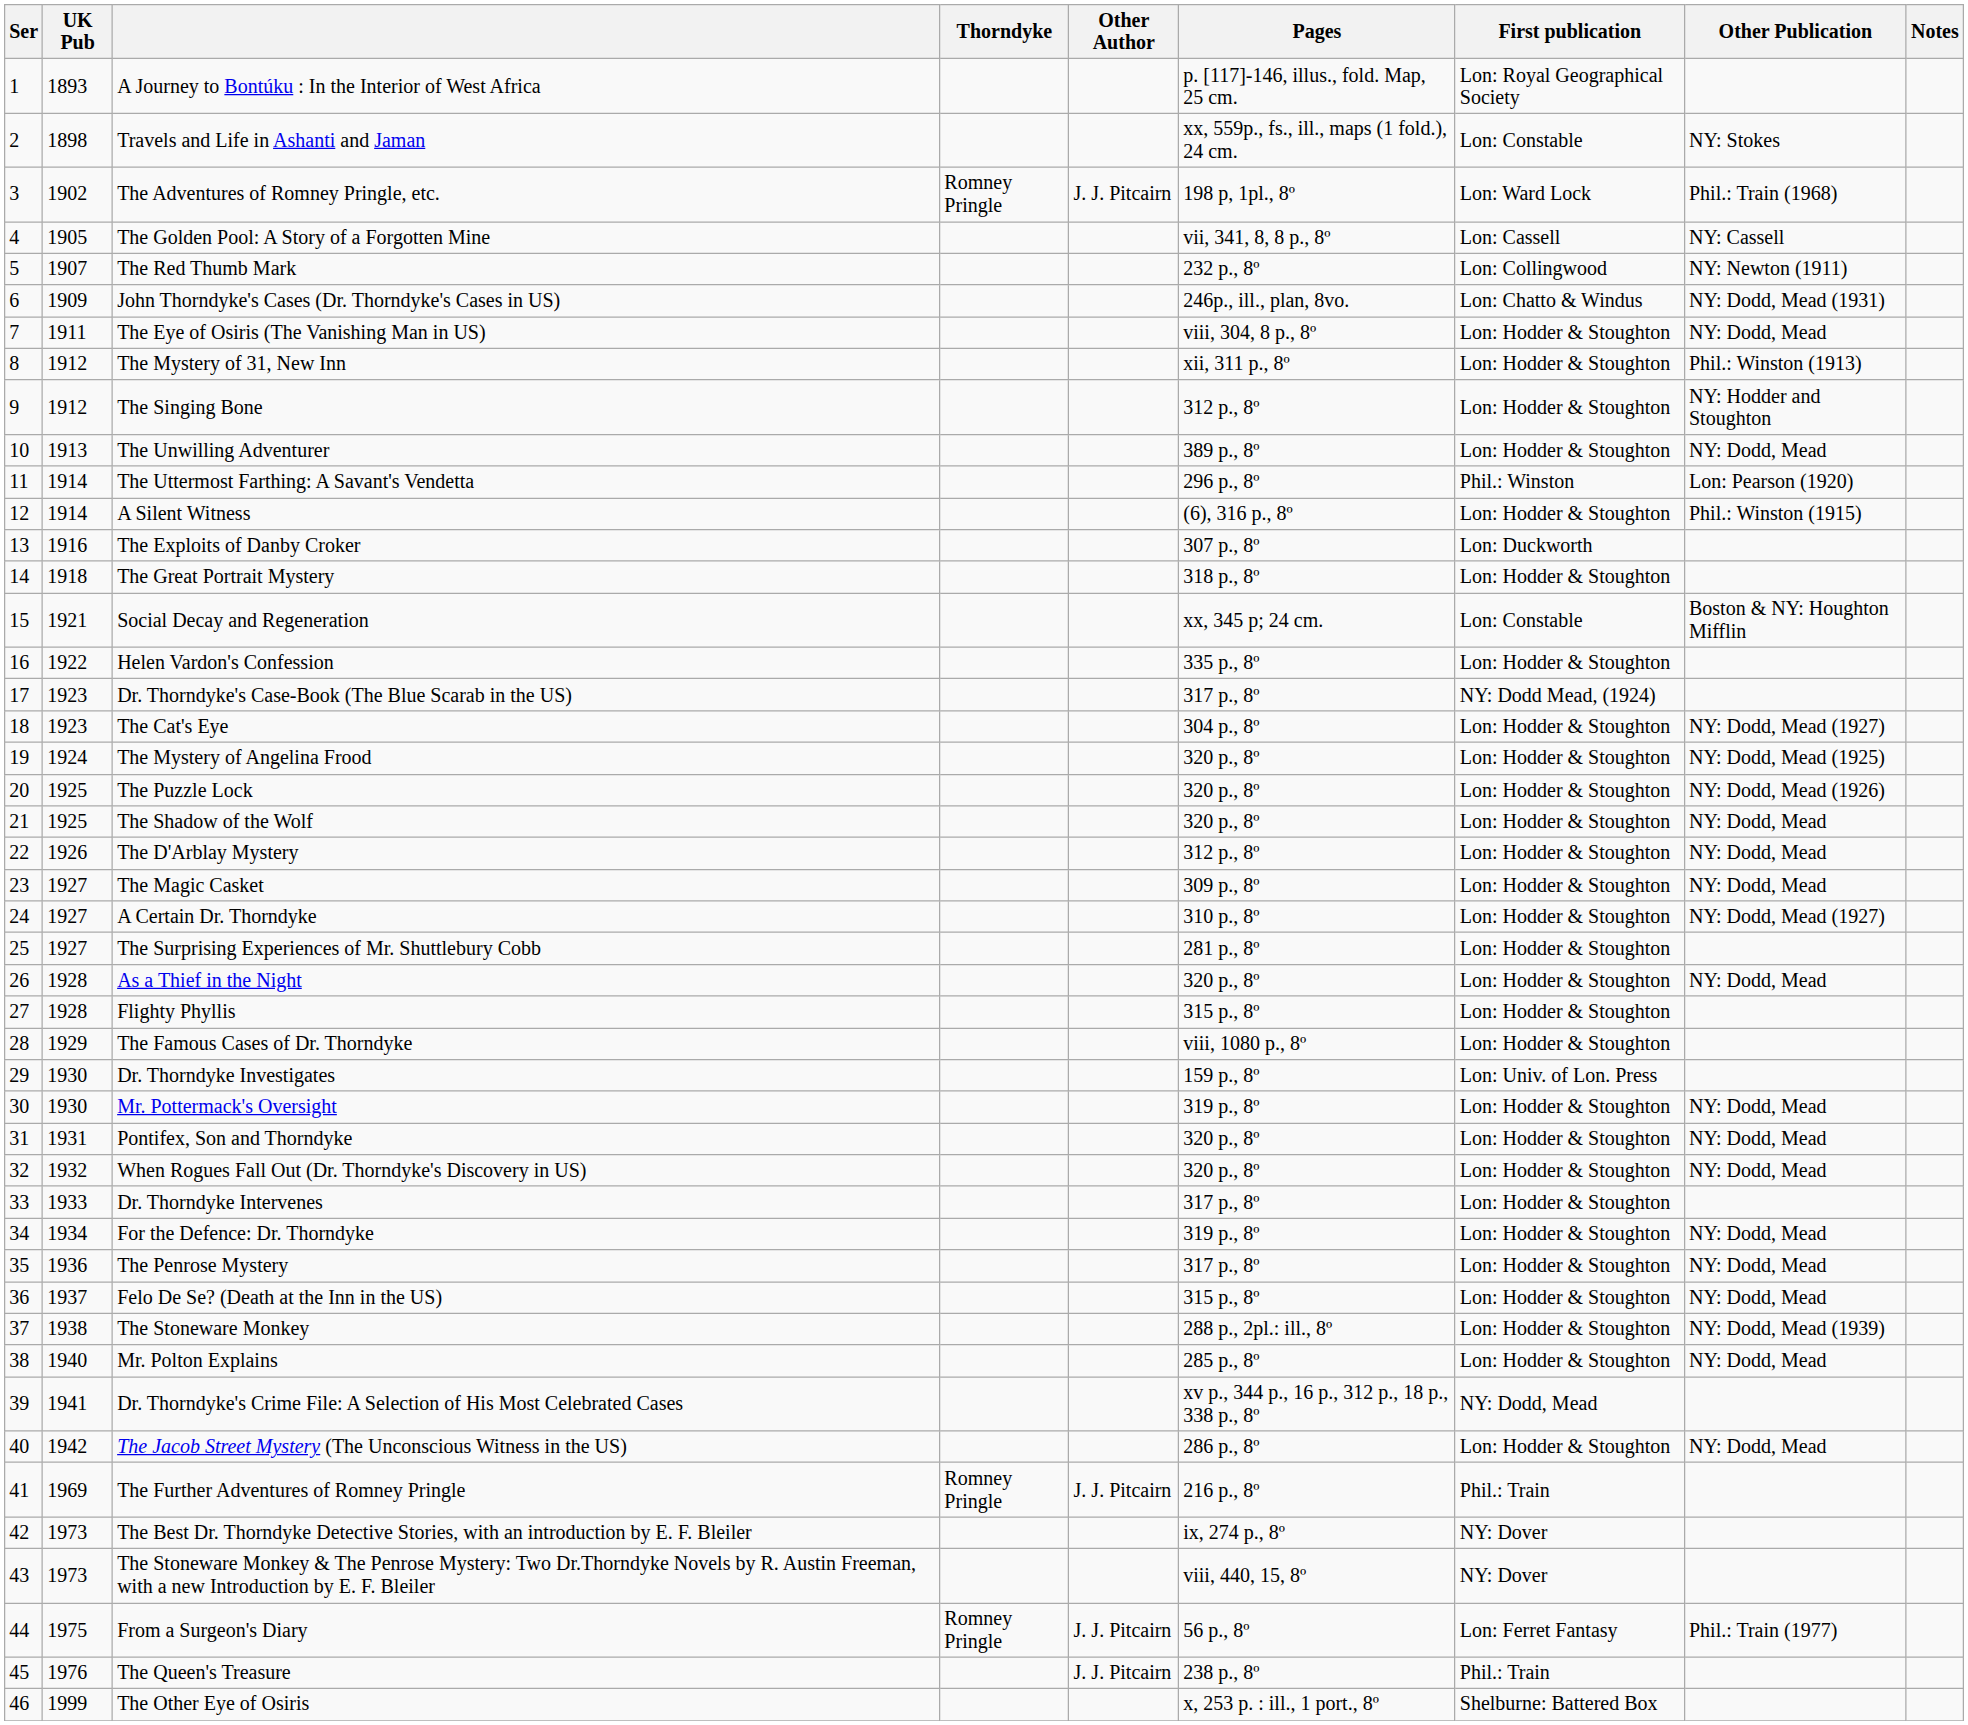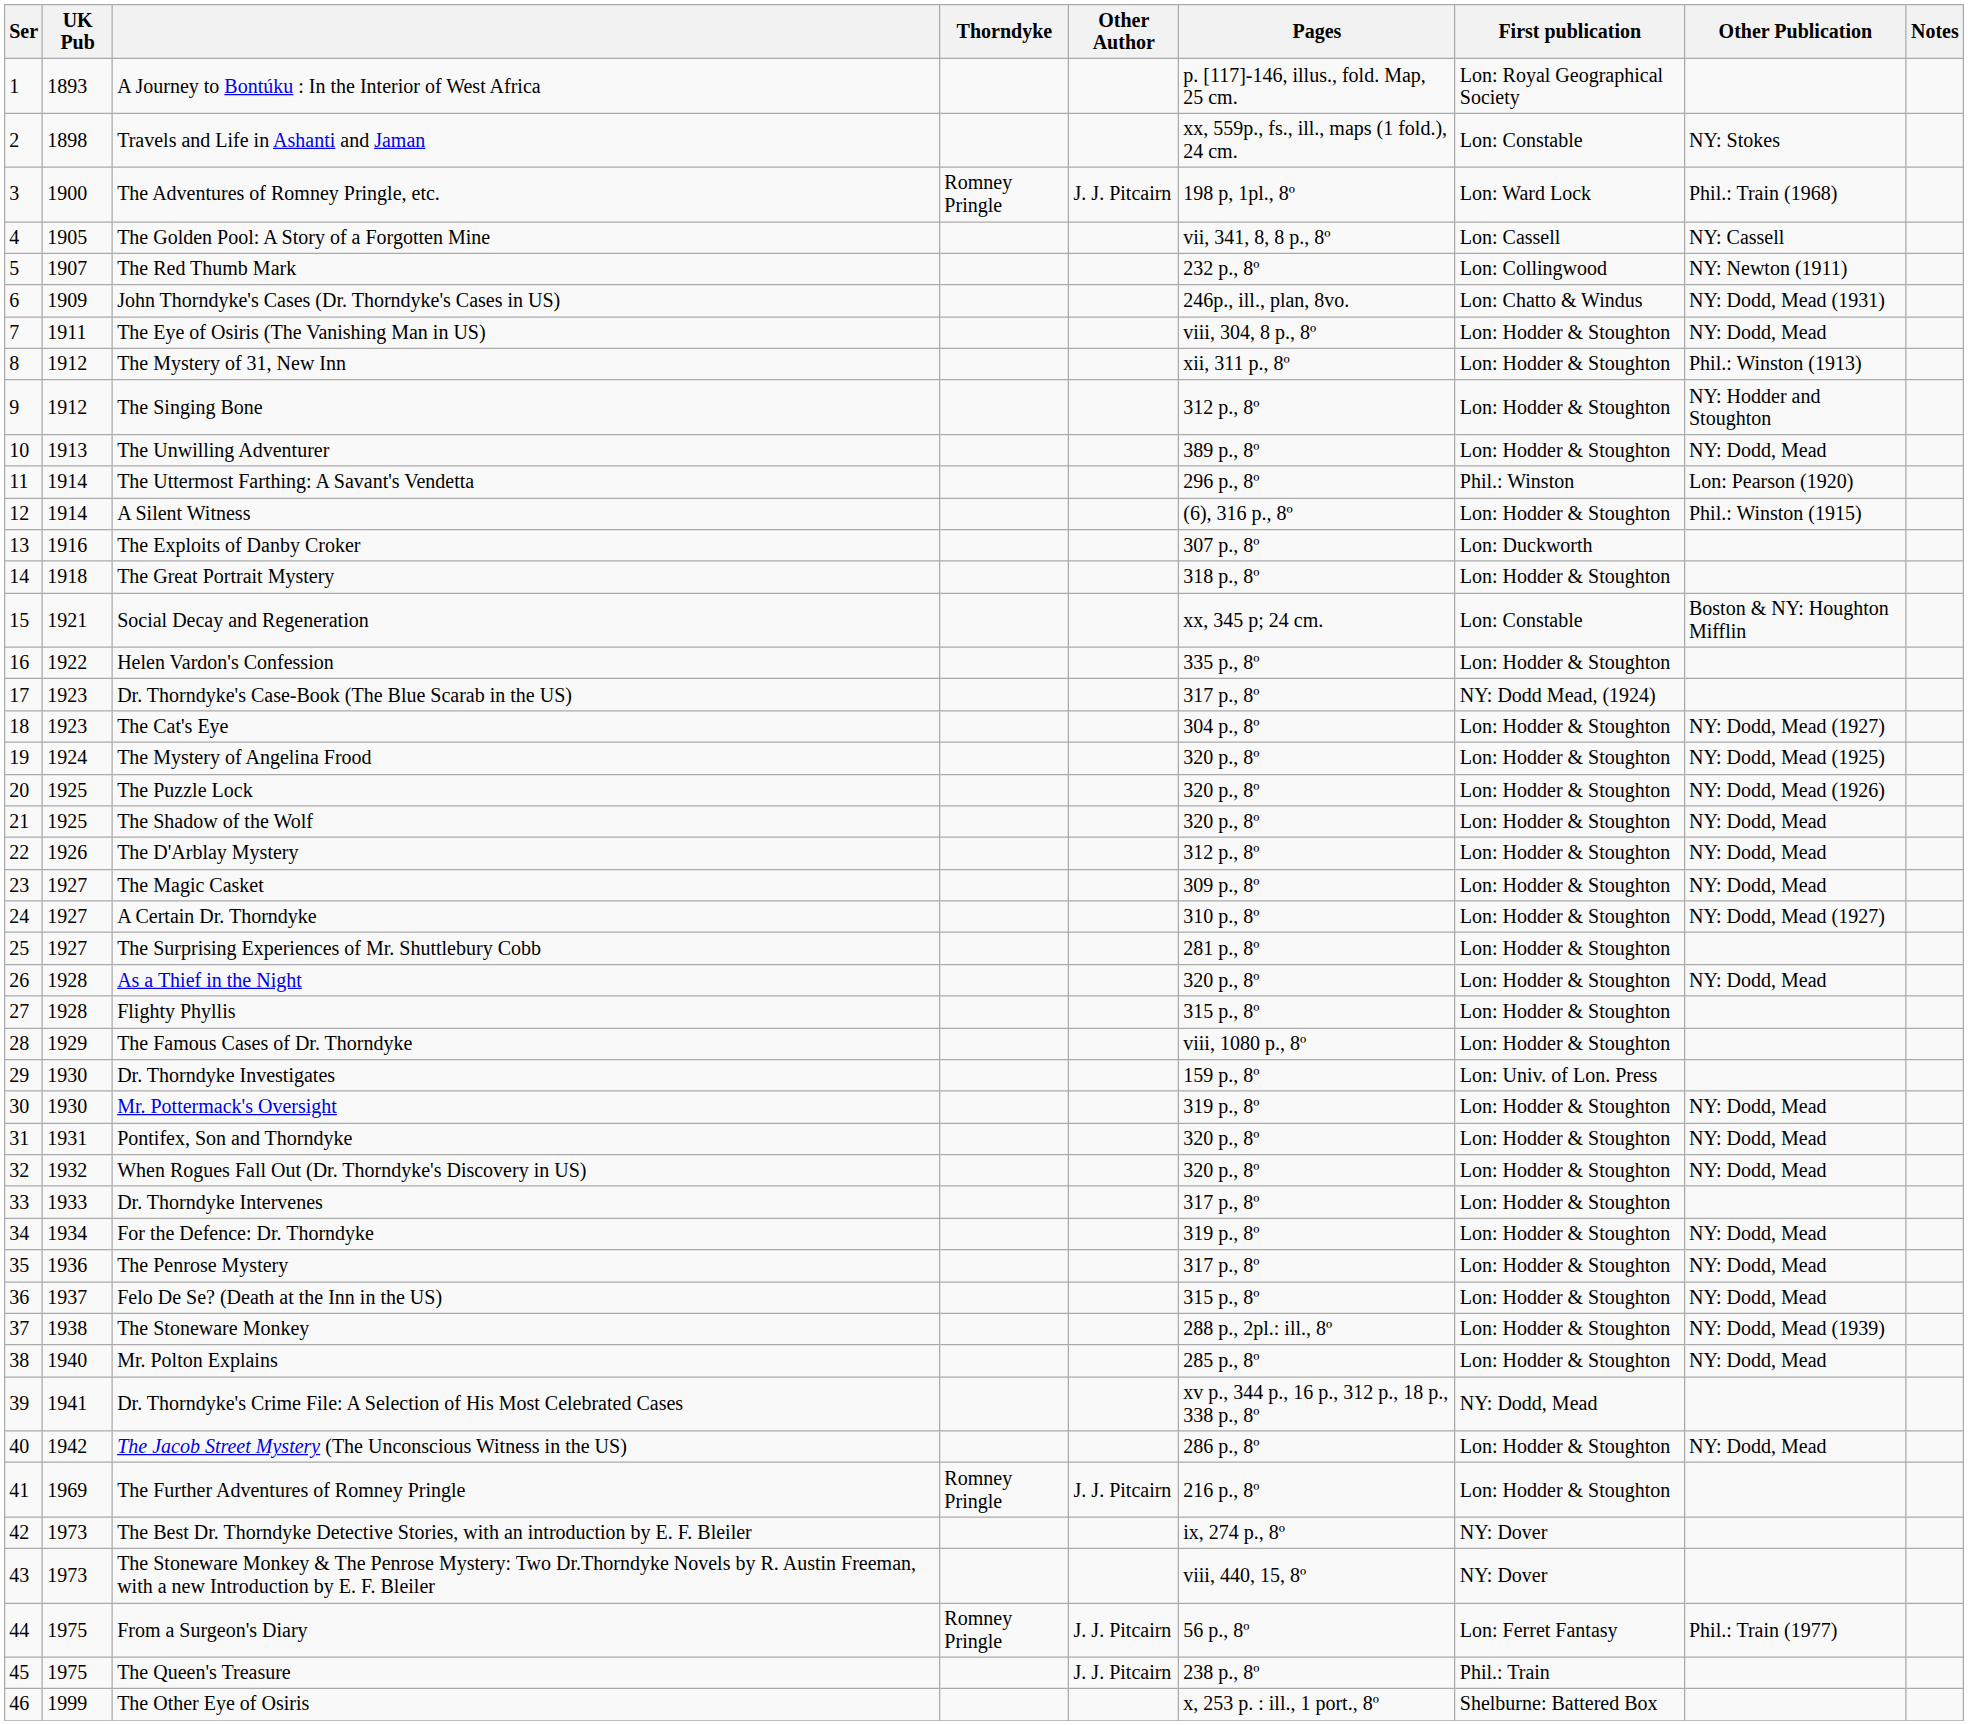(67, 194) 1902 -> (67, 194) 1900
(1505, 1489) Phil.: Train -> (1565, 1489) Lon: Hodder & Stoughton
(67, 1672) 1976 -> (67, 1672) 1975
